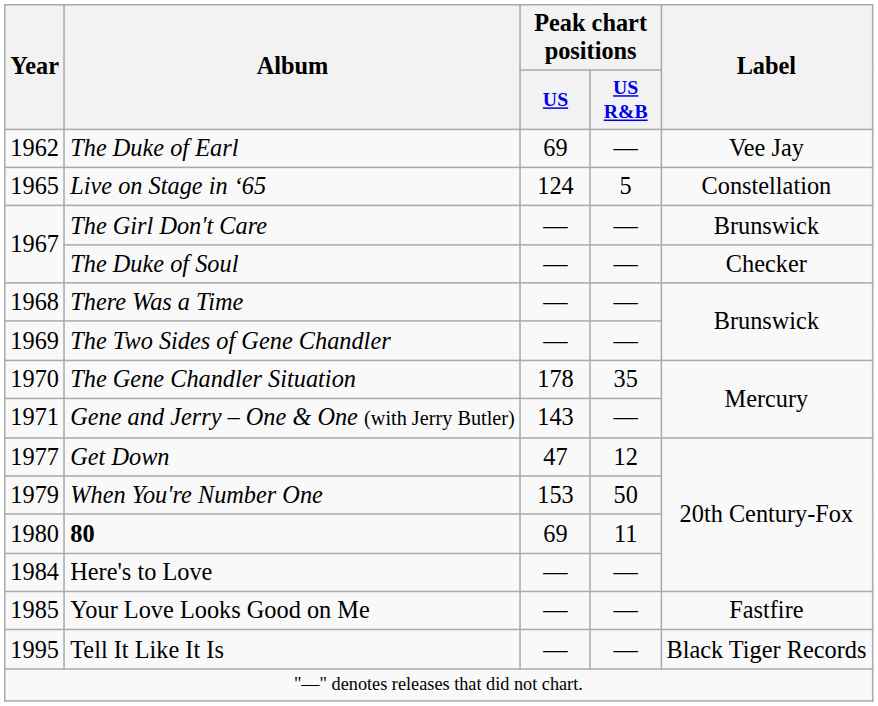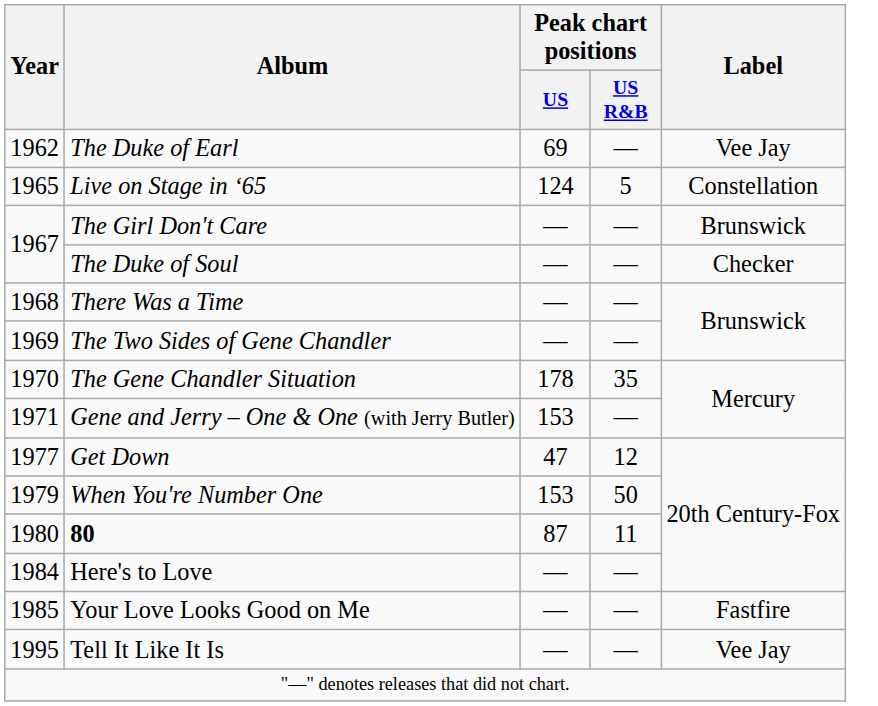(555, 417) 143 -> (555, 417) 153
(555, 533) 69 -> (555, 533) 87
(766, 649) Black Tiger Records -> (753, 649) Vee Jay
